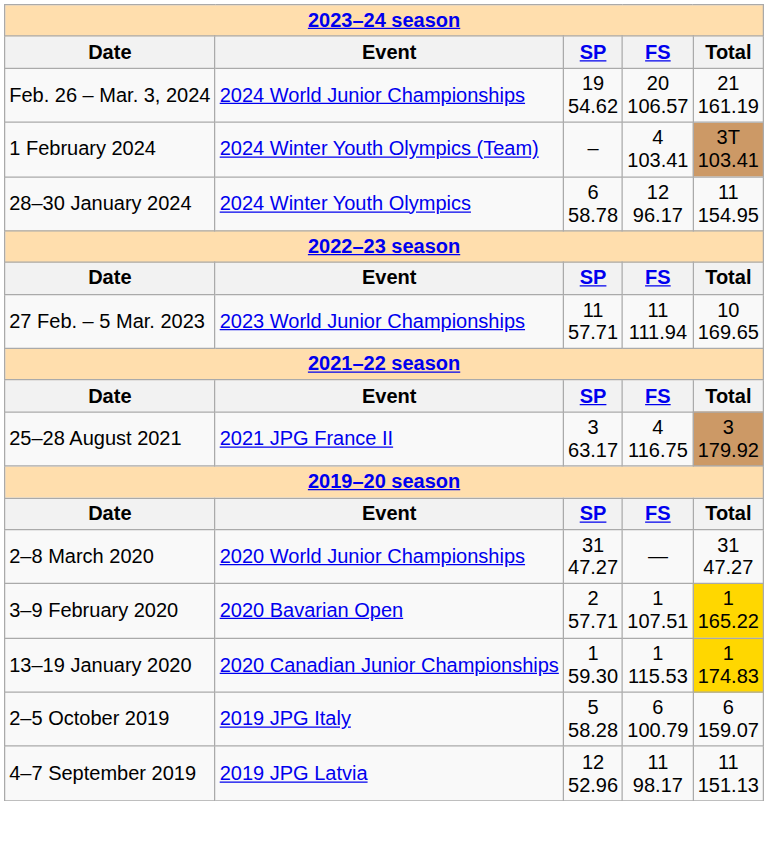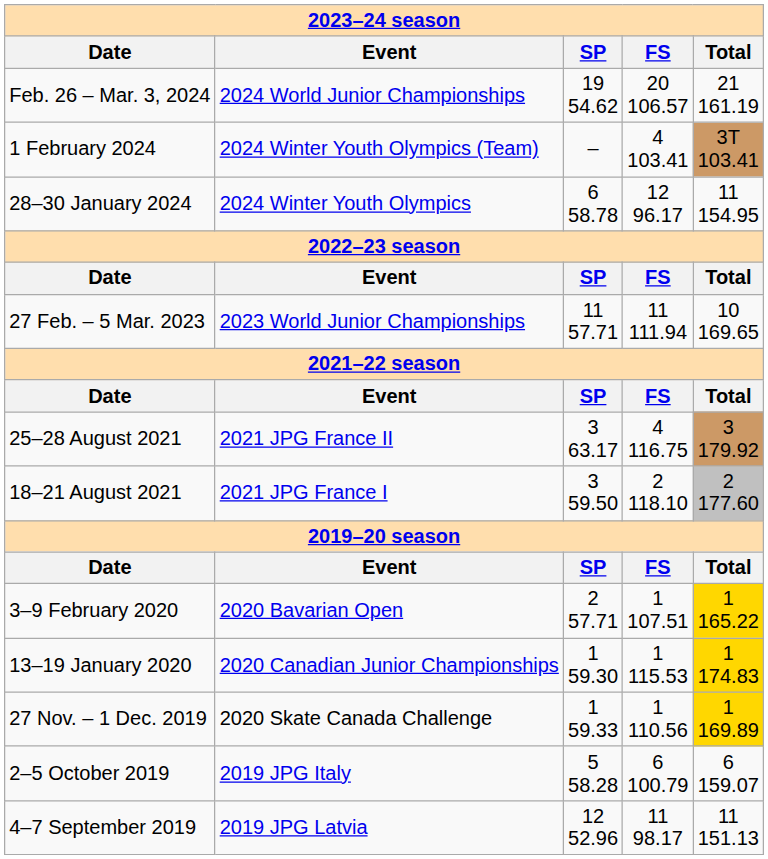+ row: (95, 493)
- row: (82, 556)
+ row: (108, 719)
